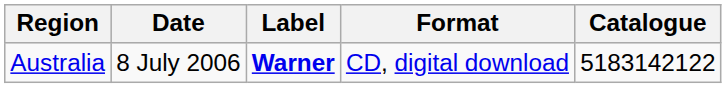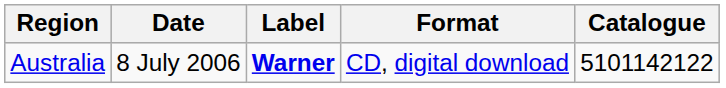(648, 62) 5183142122 -> (647, 62) 5101142122
